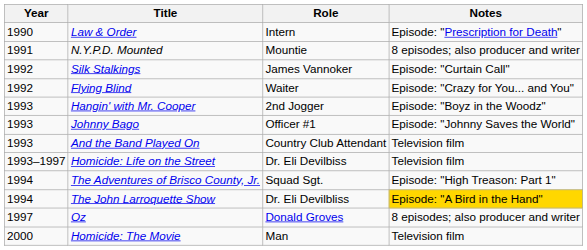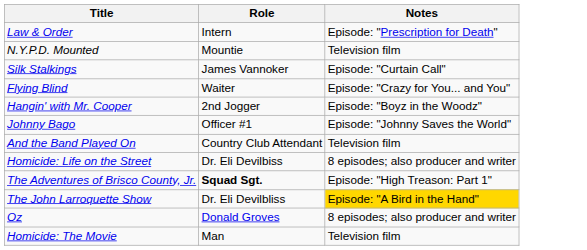- column: (36, 13)
(486, 50) 8 episodes; also producer and writer -> (364, 50) Television film
(428, 161) Television film -> (422, 161) 8 episodes; also producer and writer
(294, 180) normal -> (232, 180) bold
